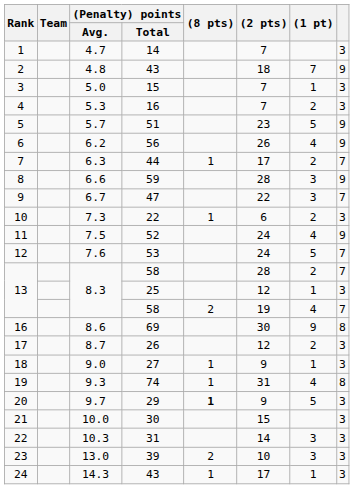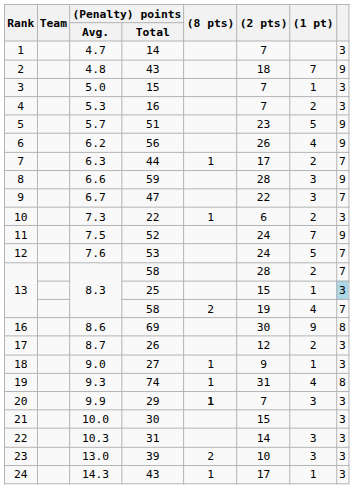(313, 235) 4 -> (313, 235) 7
(264, 290) 12 -> (264, 290) 15
(342, 290) no background -> (342, 290) lightblue background
(96, 401) 9.7 -> (96, 401) 9.9
(264, 401) 9 -> (264, 401) 7
(313, 401) 5 -> (313, 401) 3
